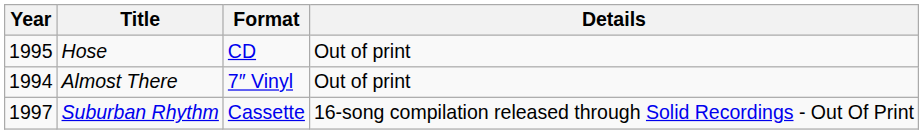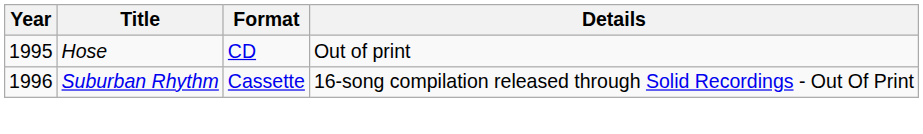- row: (120, 81)
(31, 112) 1997 -> (31, 81) 1996
